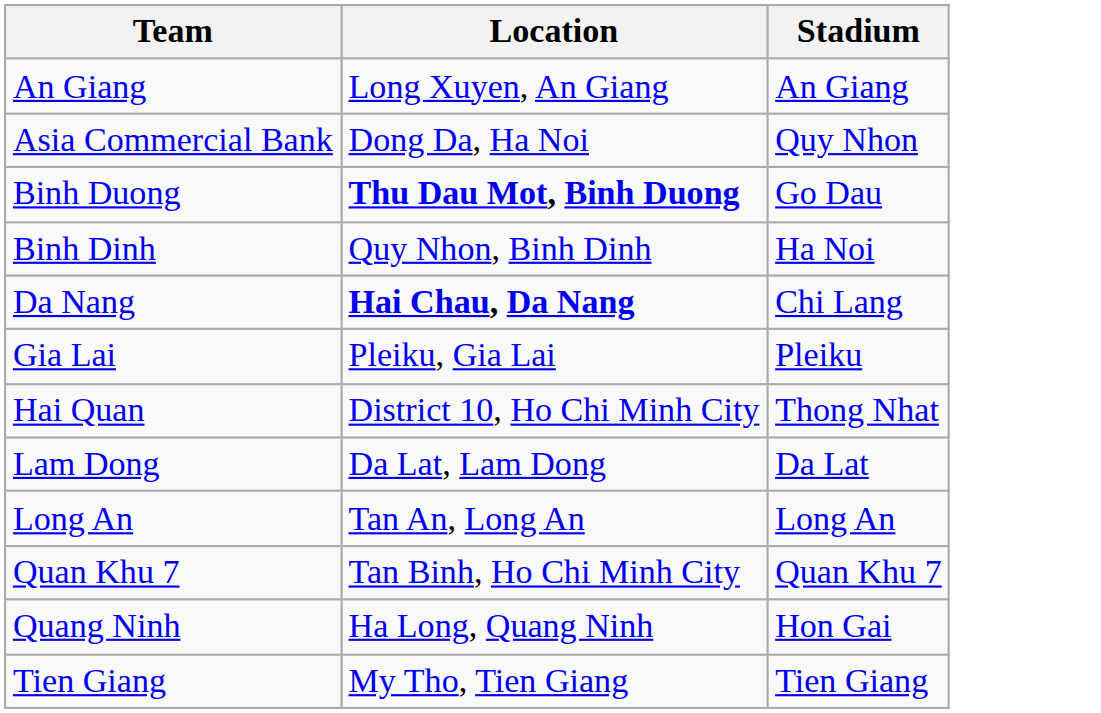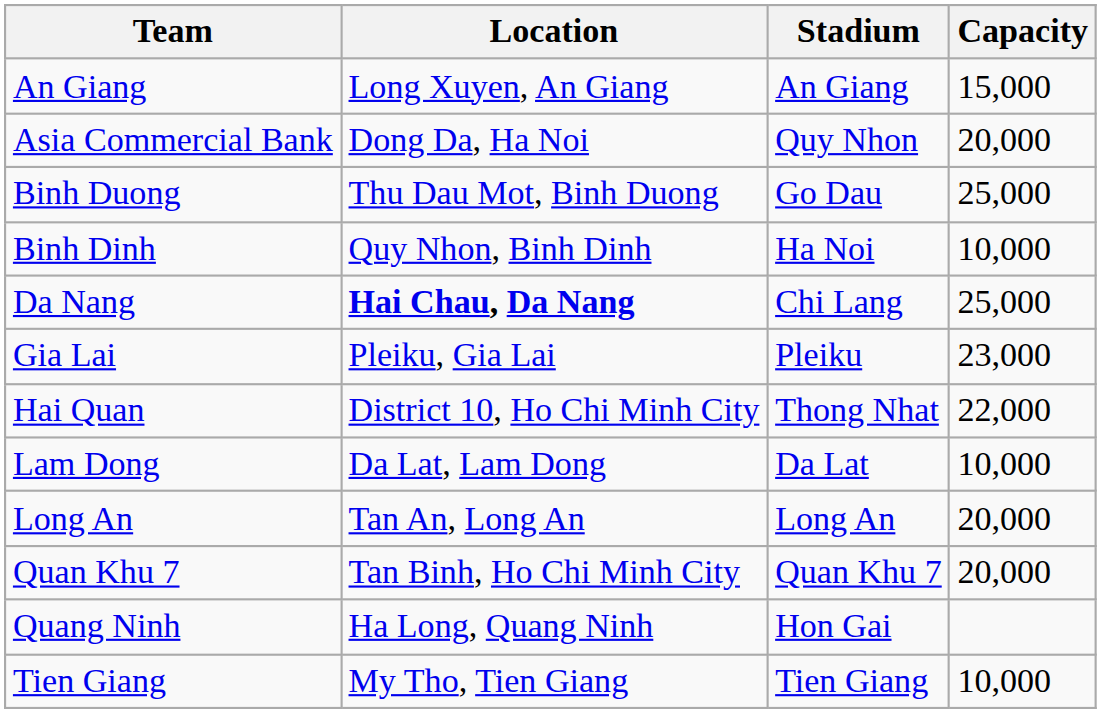+ column: (1023, 31)
(544, 193) bold -> (534, 193) normal
